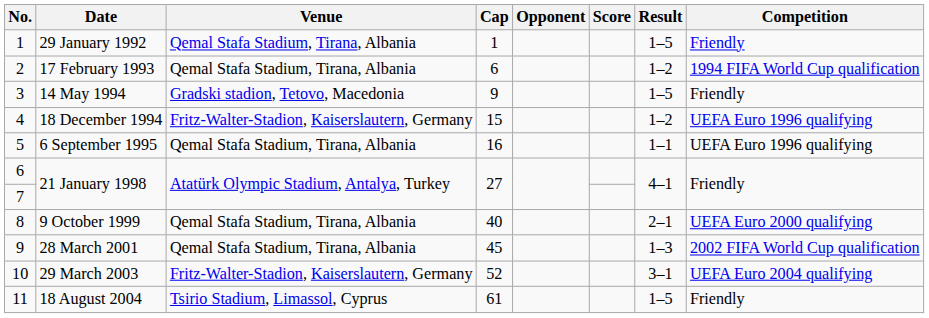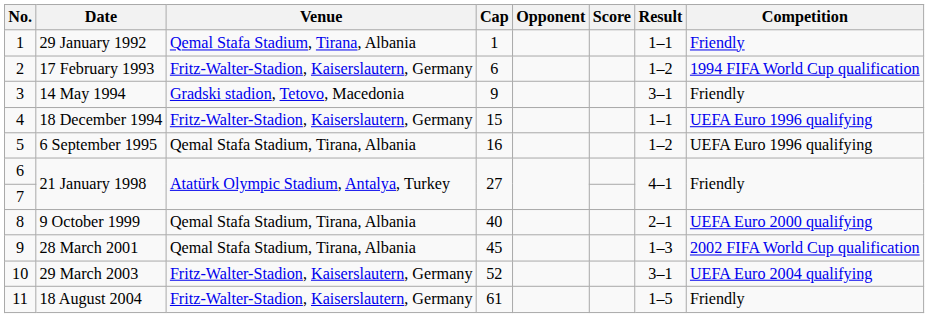(660, 42) 1–5 -> (660, 42) 1–1
(293, 68) Qemal Stafa Stadium, Tirana, Albania -> (321, 68) Fritz-Walter-Stadion, Kaiserslautern, Germany
(660, 94) 1–5 -> (660, 94) 3–1
(660, 119) 1–2 -> (660, 119) 1–1
(660, 145) 1–1 -> (660, 145) 1–2
(279, 299) Tsirio Stadium, Limassol, Cyprus -> (321, 299) Fritz-Walter-Stadion, Kaiserslautern, Germany
